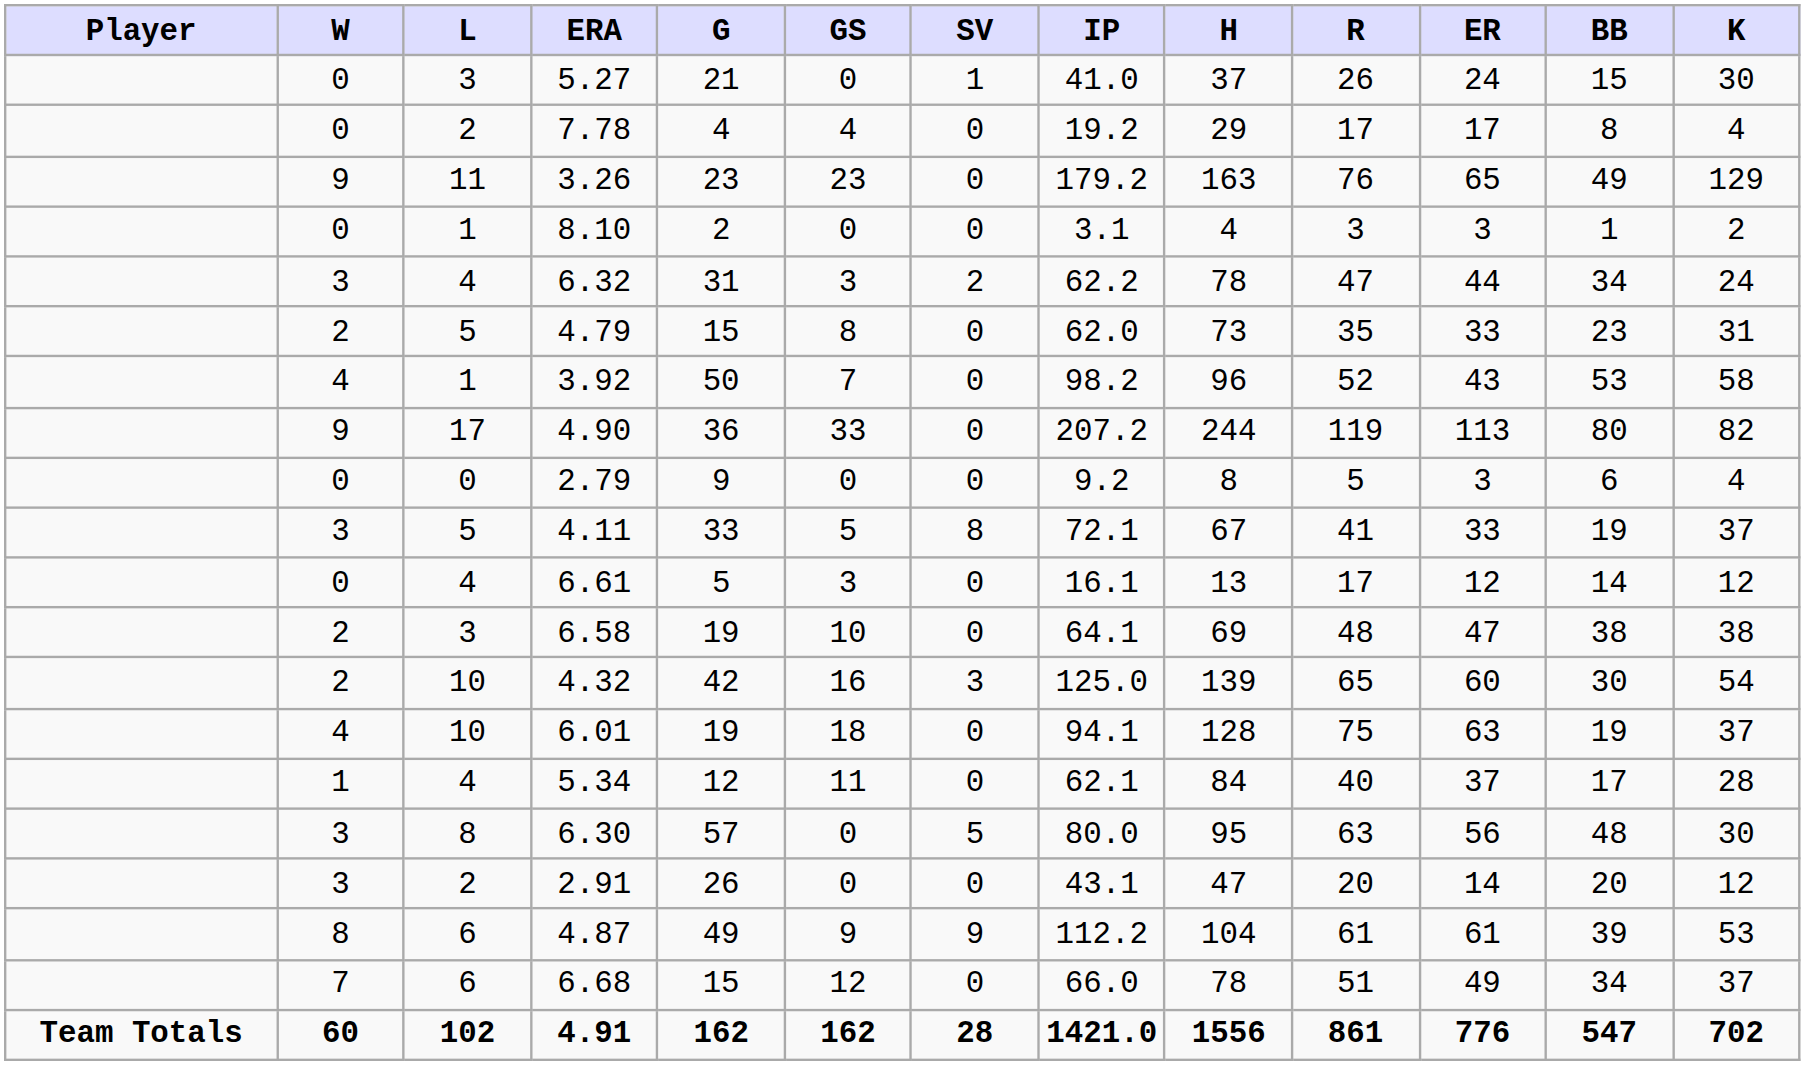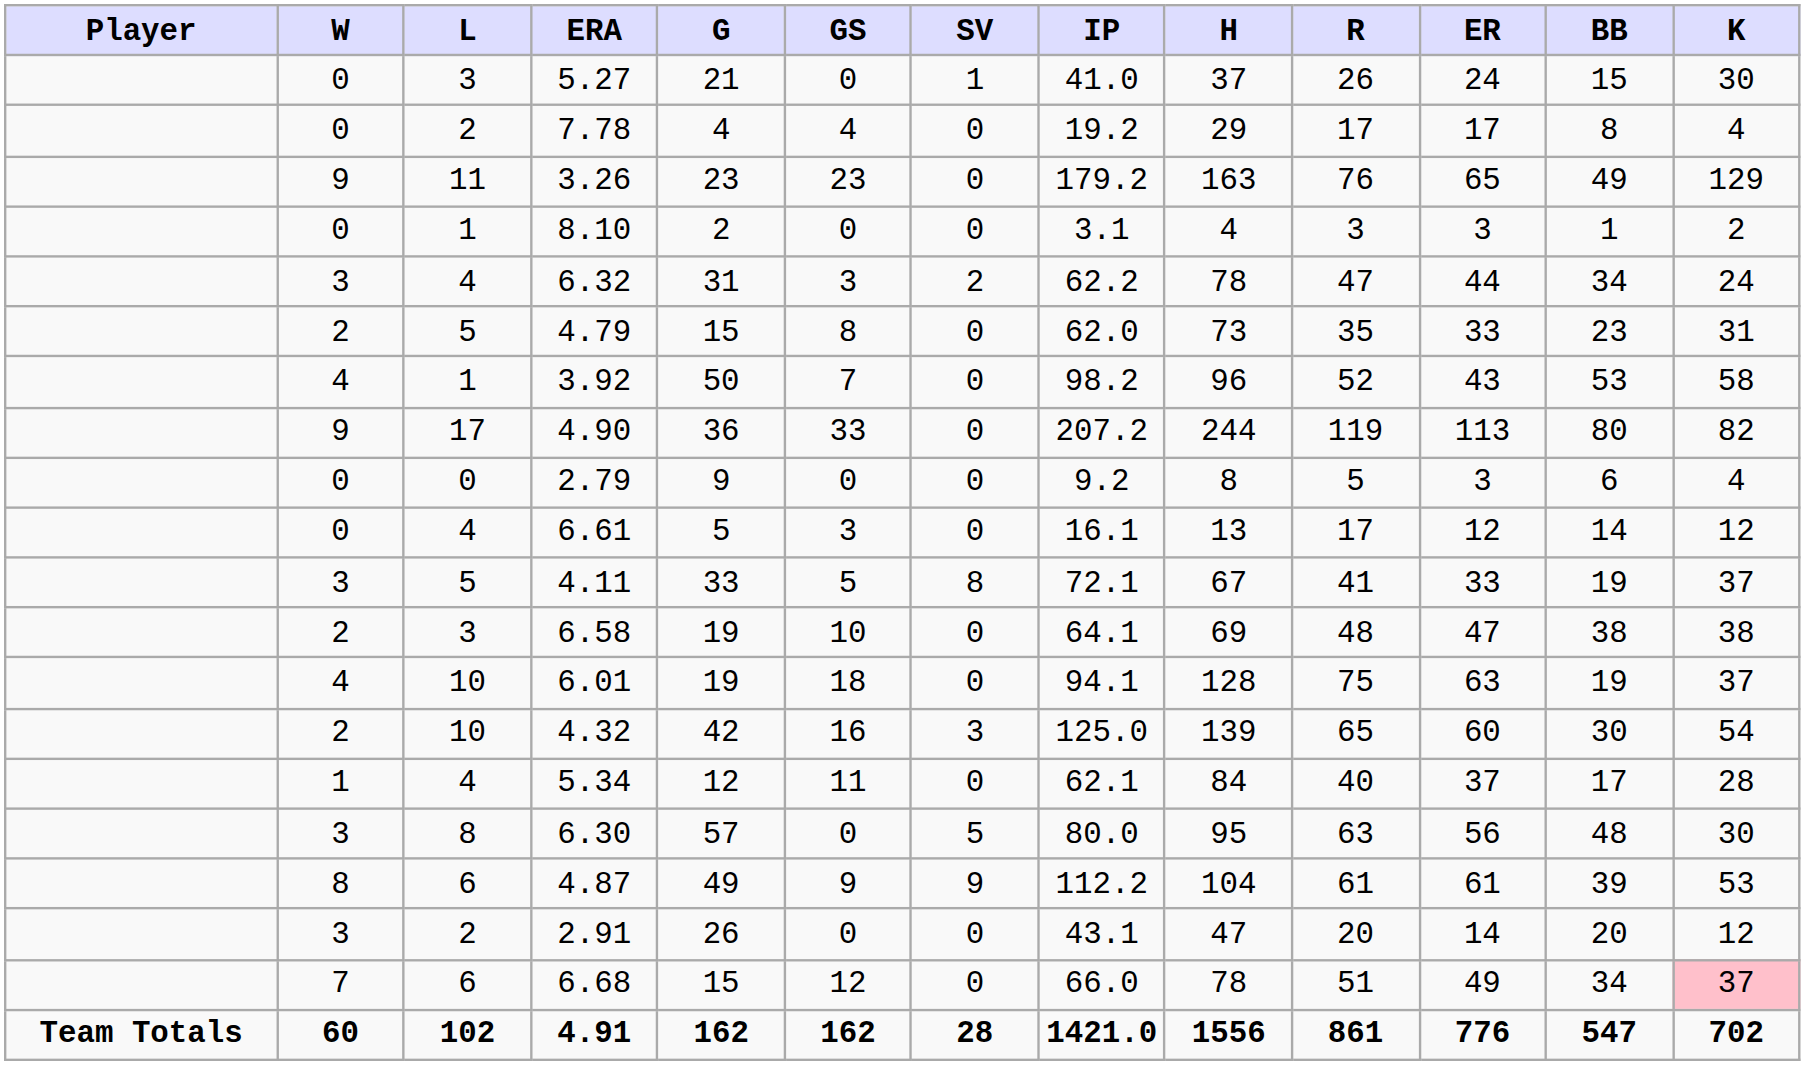rows swapped: (594, 532) <-> (594, 583)
rows swapped: (594, 683) <-> (594, 733)
rows swapped: (594, 884) <-> (594, 934)
(1736, 984) no background -> (1736, 984) pink background
